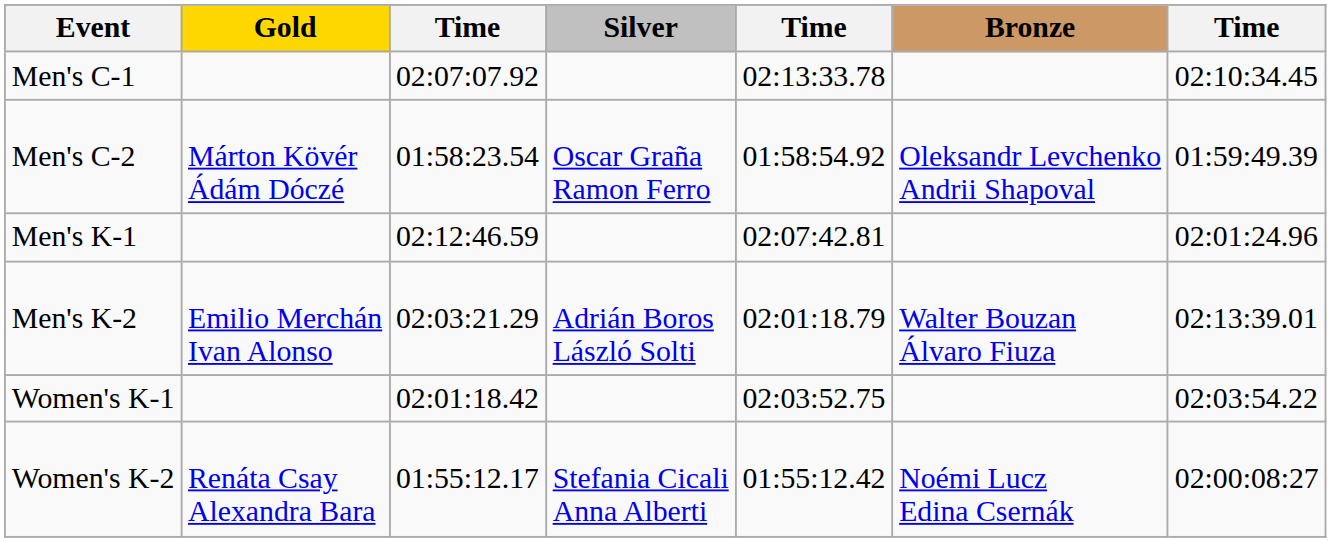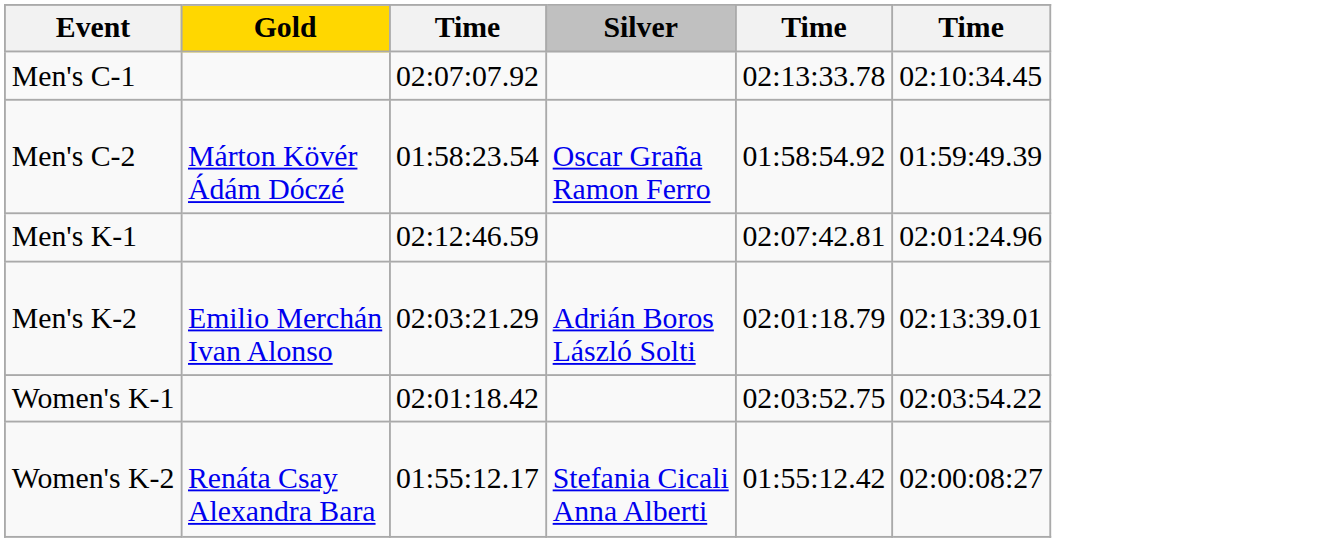- column: (1030, 28)
